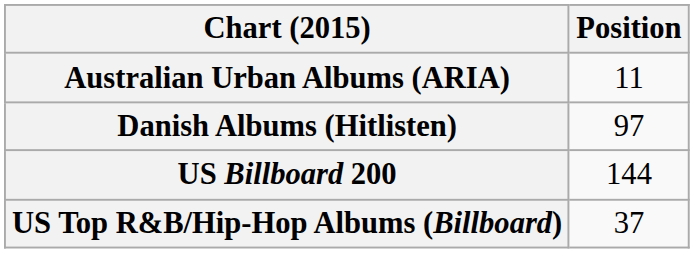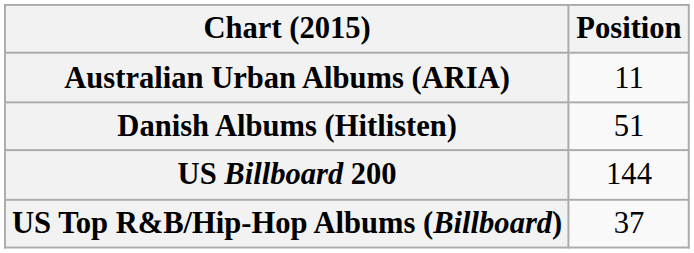(629, 125) 97 -> (629, 125) 51
